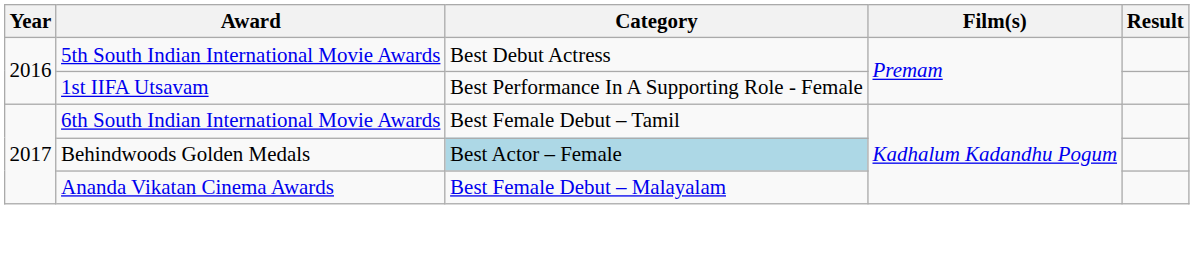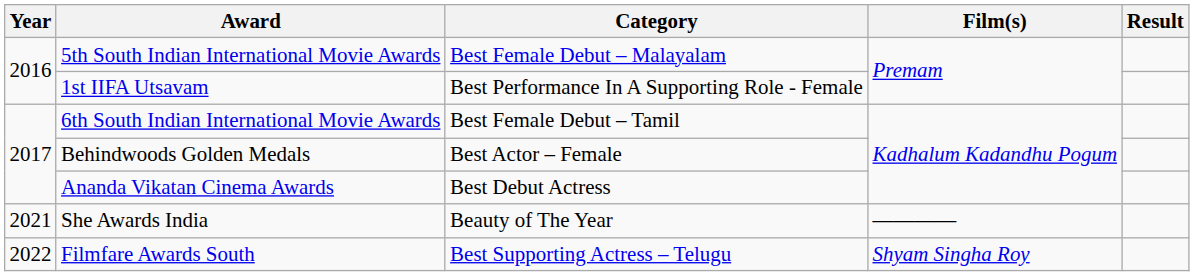(530, 54) Best Debut Actress -> (588, 54) Best Female Debut – Malayalam
(536, 154) lightblue background -> (536, 154) no background
(588, 187) Best Female Debut – Malayalam -> (530, 187) Best Debut Actress
+ row: (135, 220)
+ row: (158, 253)
